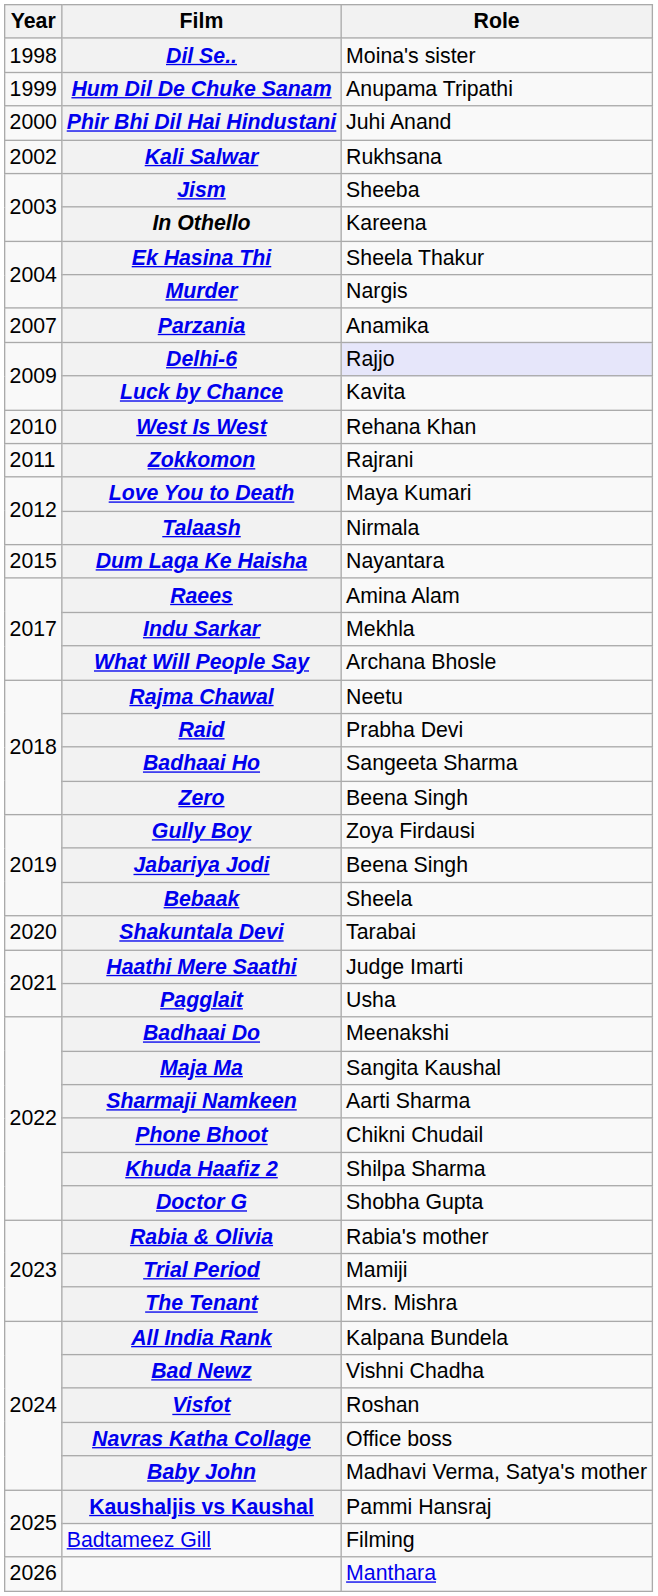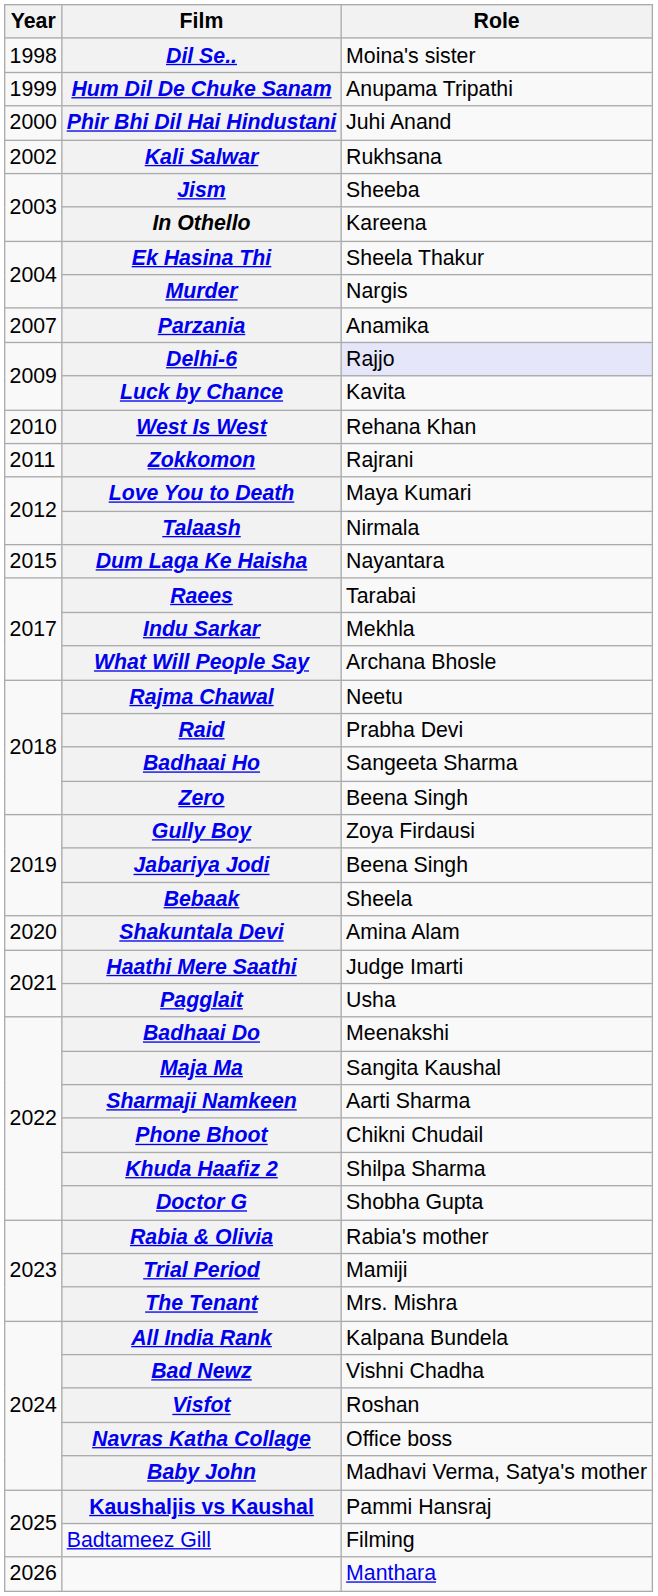(403, 595) Amina Alam -> (381, 595) Tarabai
(381, 932) Tarabai -> (403, 932) Amina Alam
